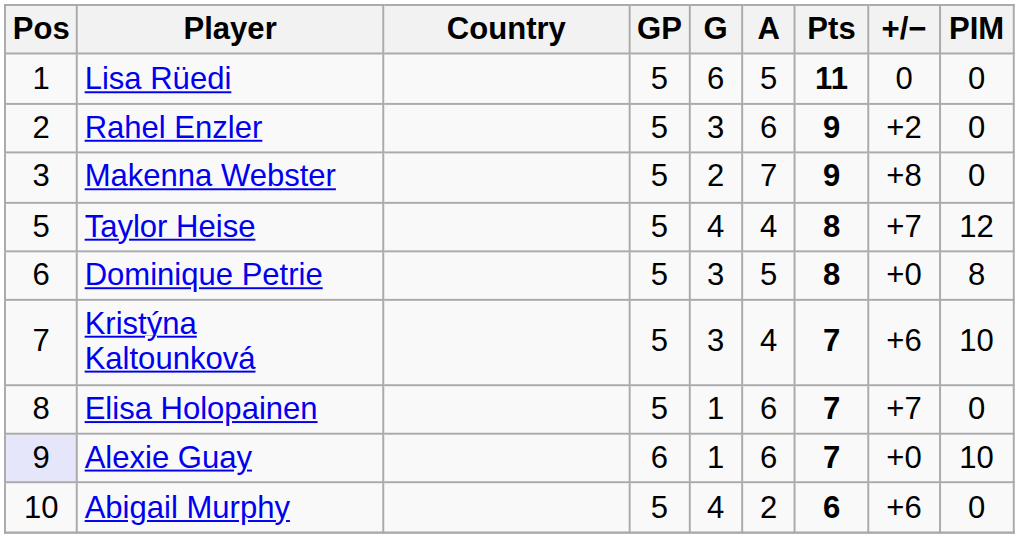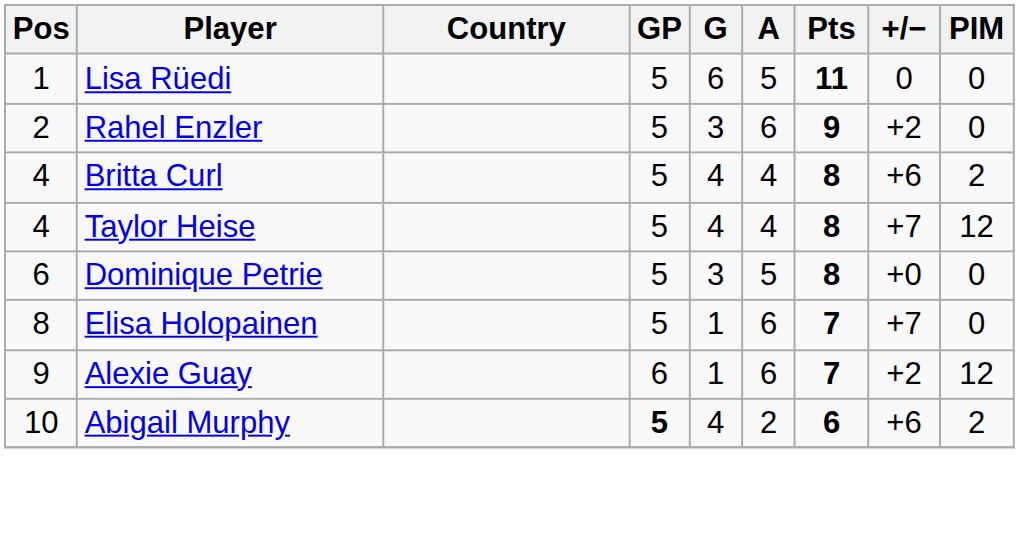- row: (210, 176)
+ row: (154, 176)
(41, 226) 5 -> (41, 226) 4
(977, 275) 8 -> (977, 275) 0
- row: (170, 341)
(41, 457) lavender background -> (41, 373) no background
(904, 457) +0 -> (904, 373) +2
(977, 457) 10 -> (977, 373) 12
(659, 507) normal -> (659, 422) bold
(977, 507) 0 -> (977, 422) 2
